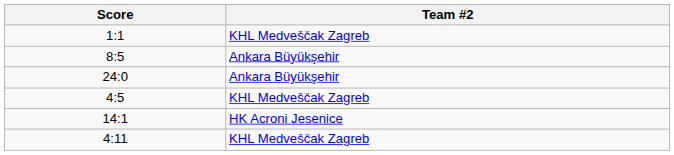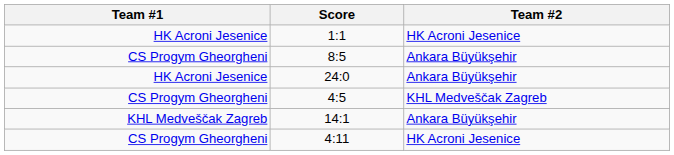+ column: (137, 14)
(299, 35) KHL Medveščak Zagreb -> (463, 35) HK Acroni Jesenice
(286, 118) HK Acroni Jesenice -> (461, 118) Ankara Büyükşehir
(299, 139) KHL Medveščak Zagreb -> (463, 139) HK Acroni Jesenice
